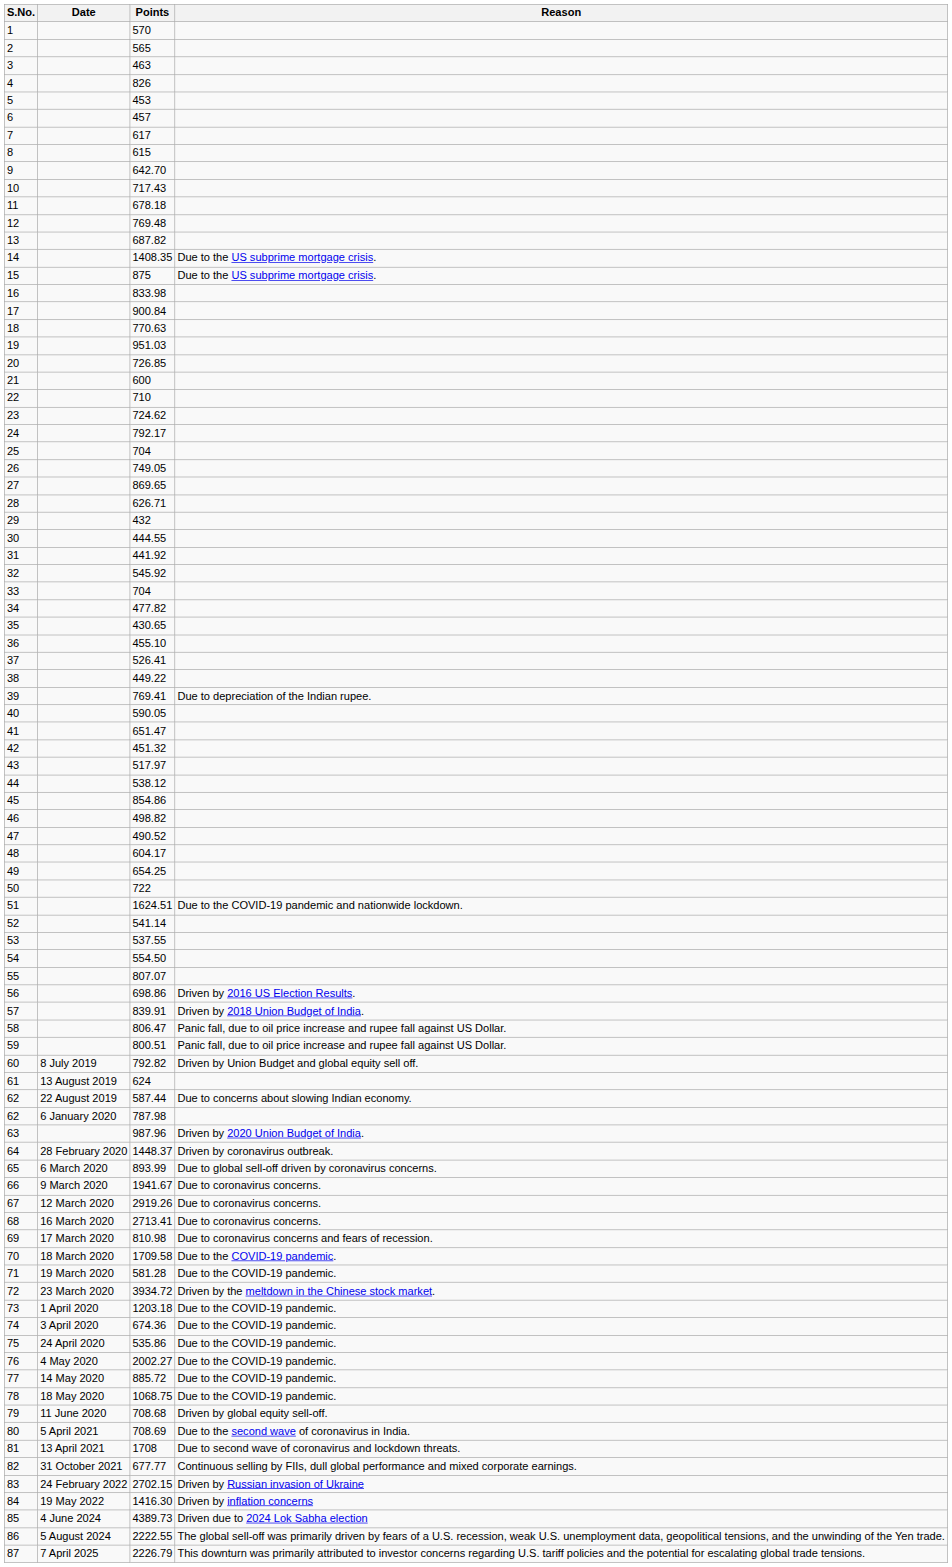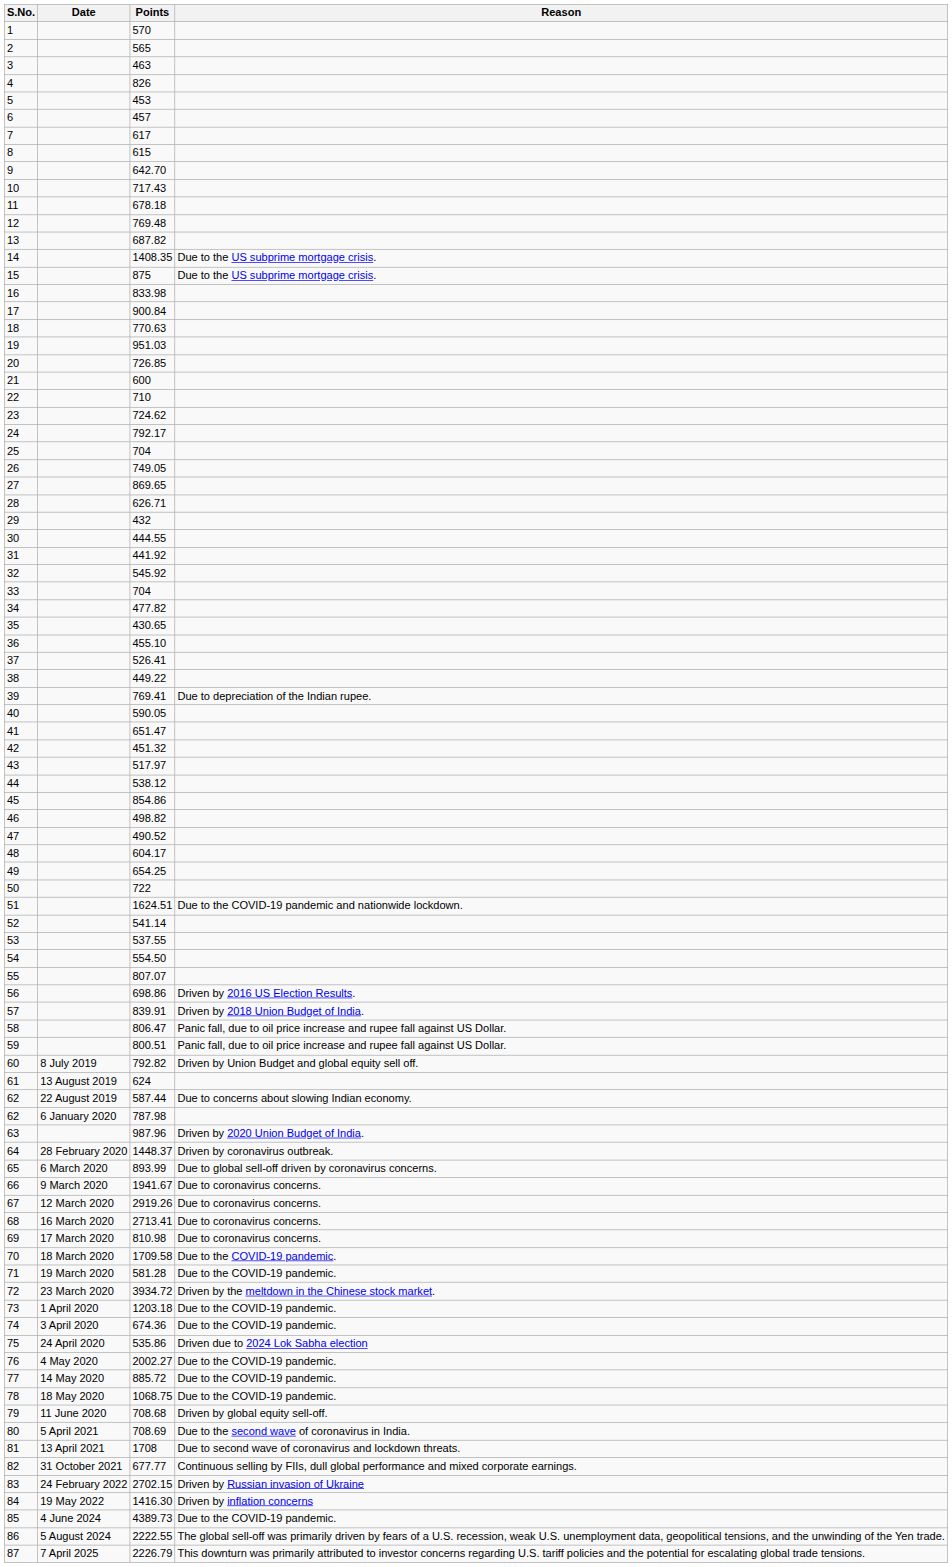(305, 1238) Due to coronavirus concerns and fears of recession. -> (249, 1238) Due to coronavirus concerns.
(257, 1343) Due to the COVID-19 pandemic. -> (273, 1343) Driven due to 2024 Lok Sabha election
(273, 1519) Driven due to 2024 Lok Sabha election -> (257, 1519) Due to the COVID-19 pandemic.
